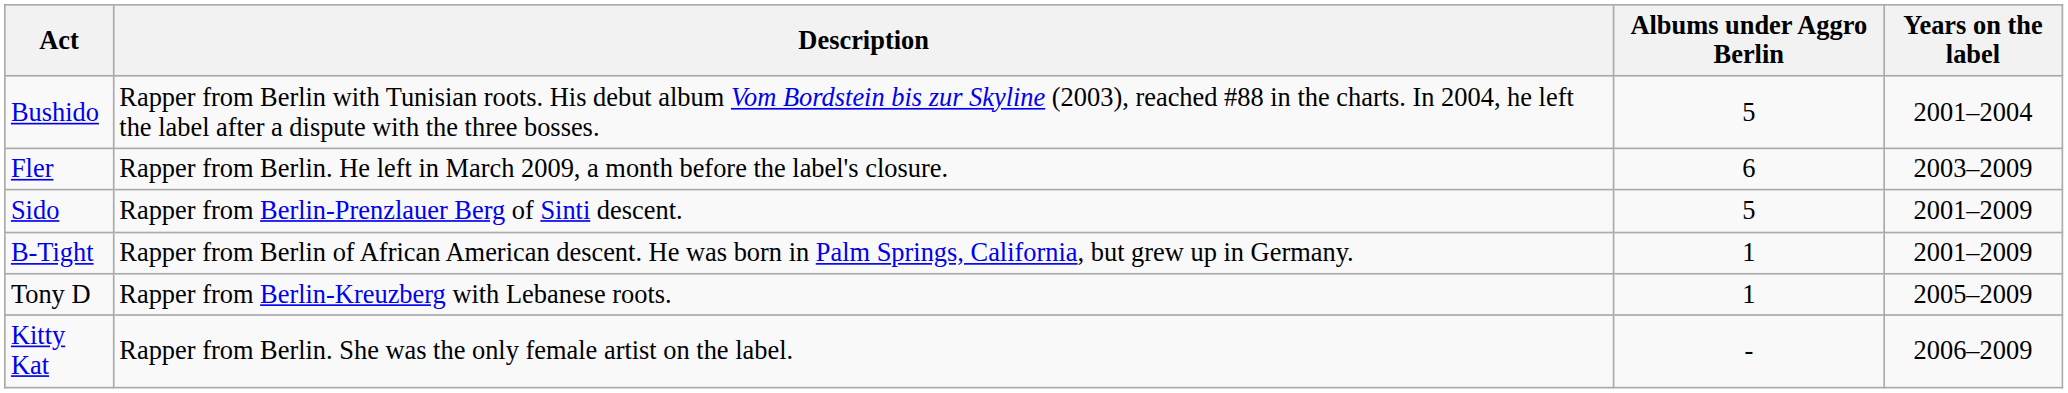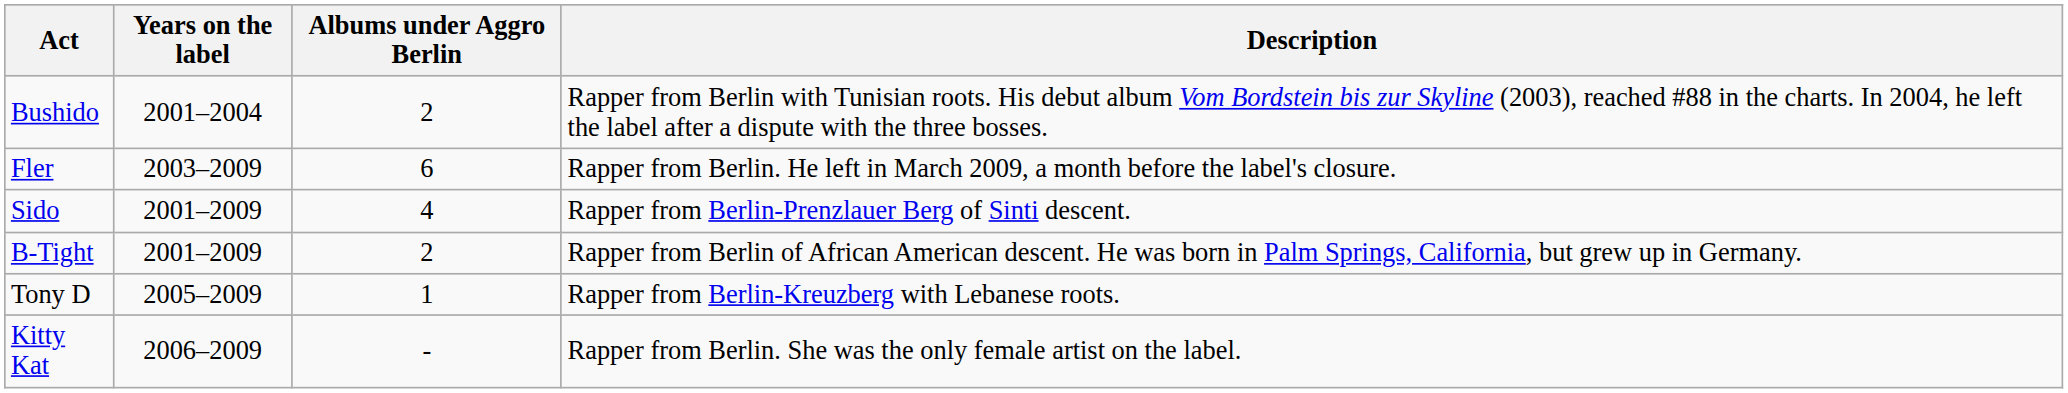columns swapped: (1973, 40) <-> (864, 40)
(1749, 111) 5 -> (427, 111) 2
(1749, 210) 5 -> (427, 210) 4
(1749, 252) 1 -> (427, 252) 2
